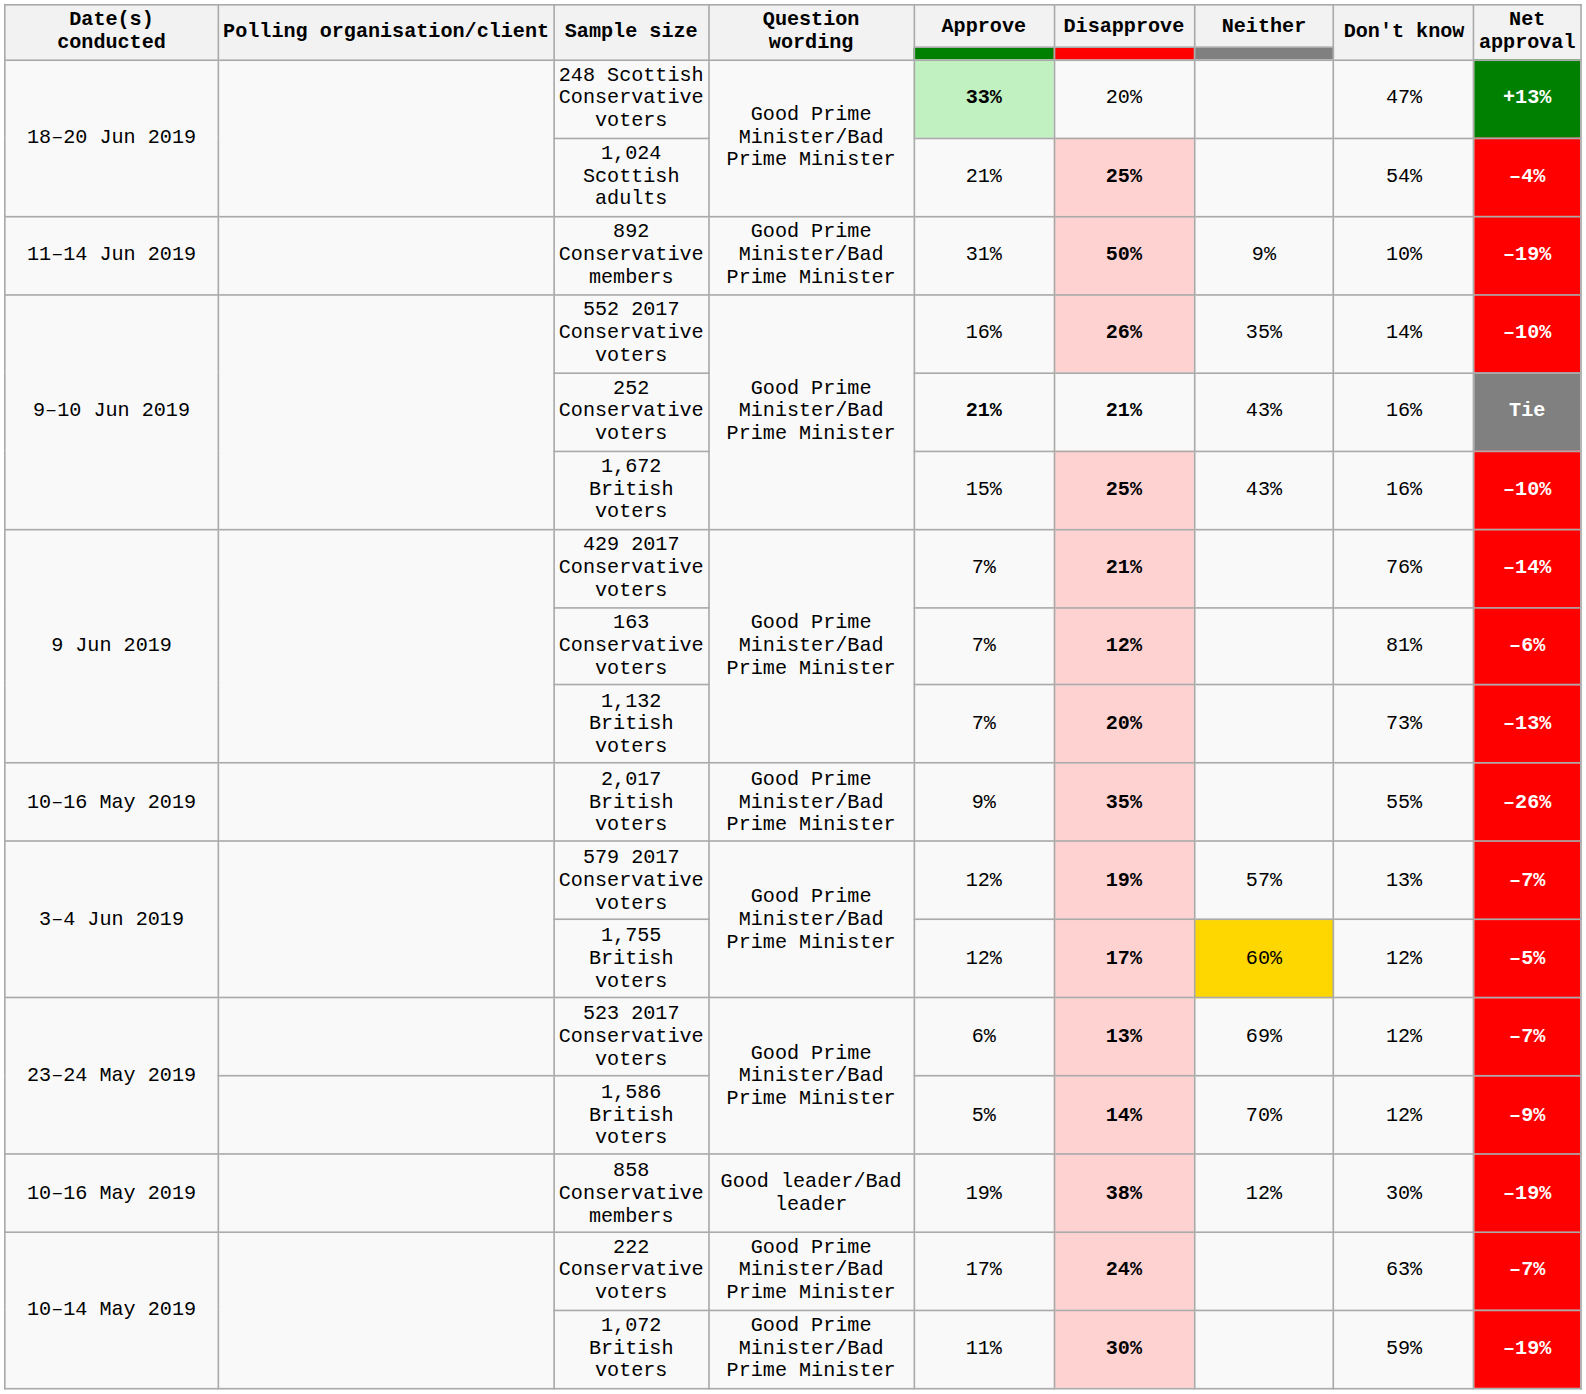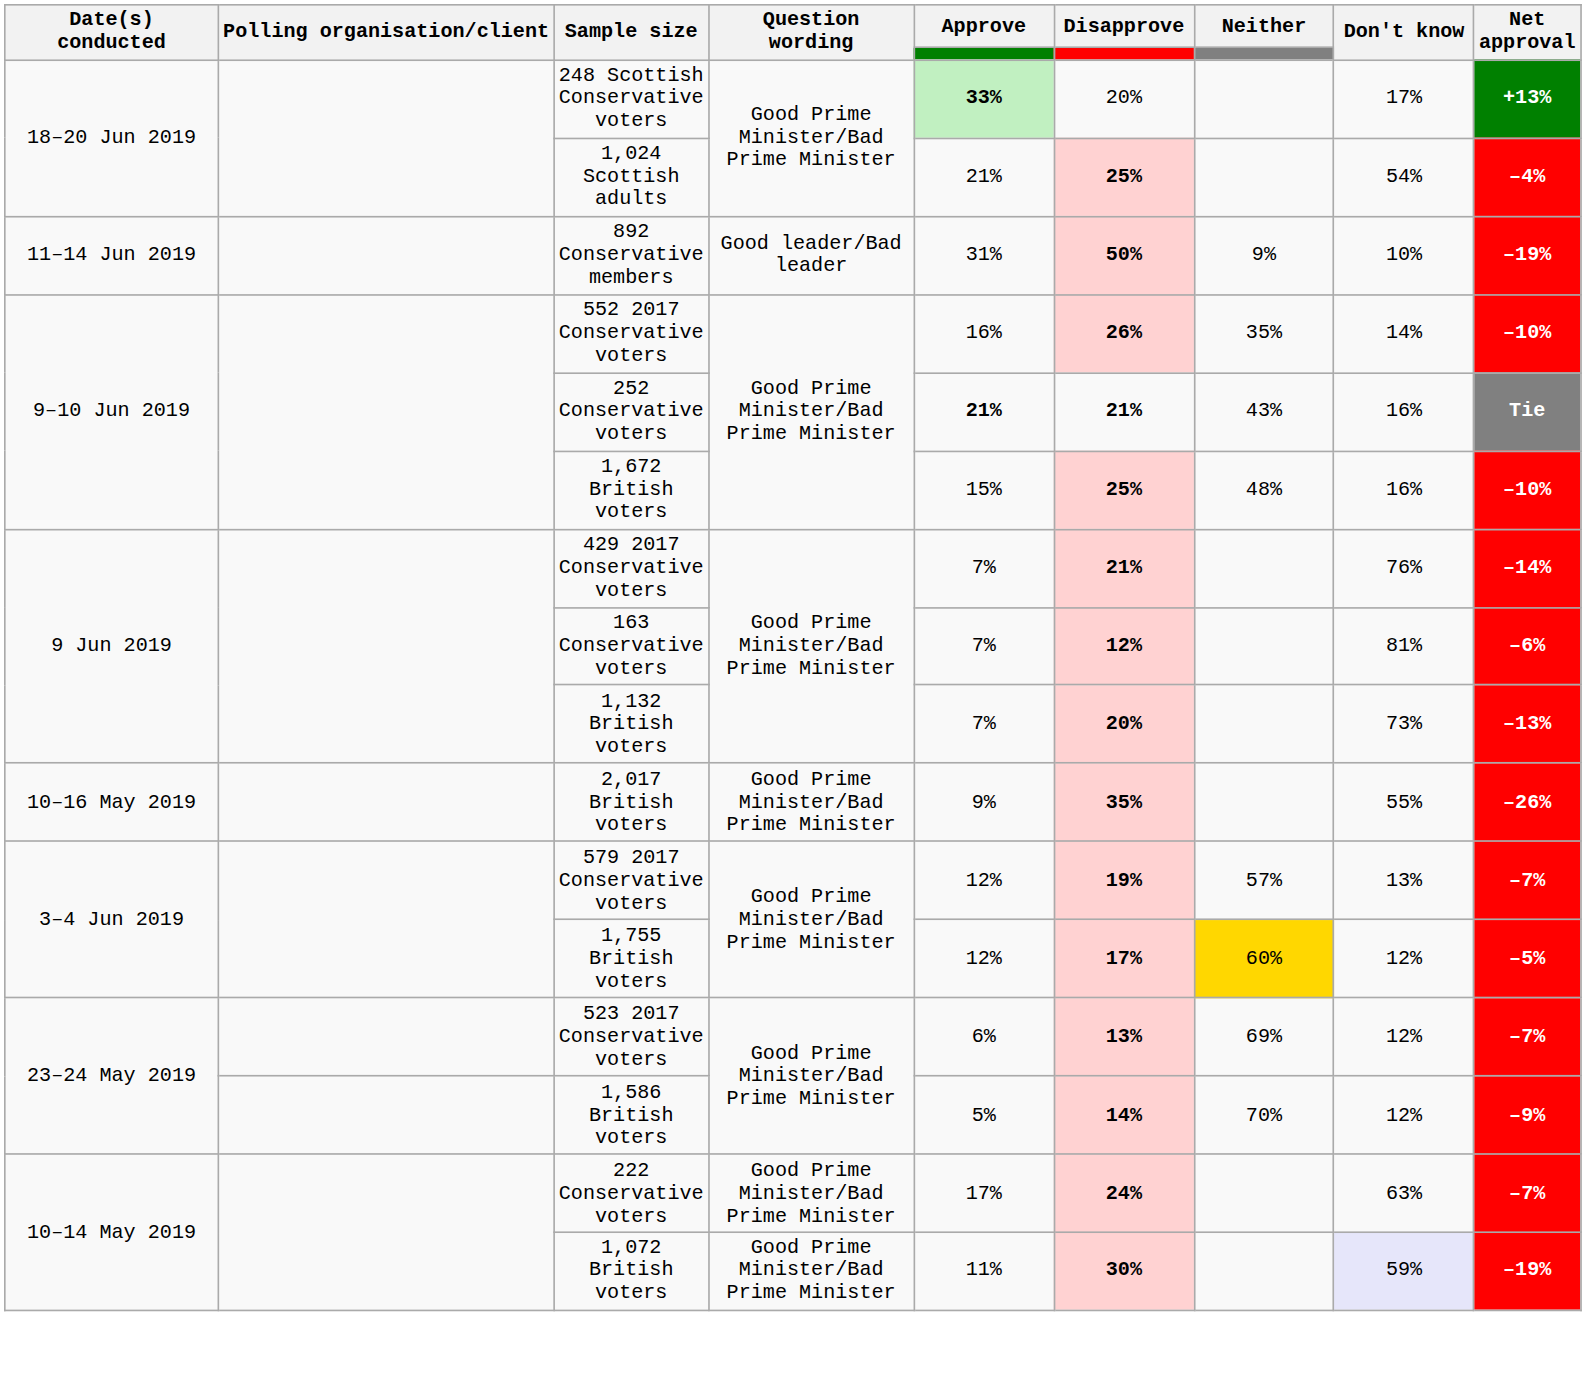(1404, 100) 47% -> (1404, 100) 17%
(811, 256) Good Prime Minister/Bad Prime Minister -> (811, 256) Good leader/Bad leader
(1264, 490) 43% -> (1264, 490) 48%
- row: (631, 1193)
(1404, 1350) no background -> (1404, 1272) lavender background
